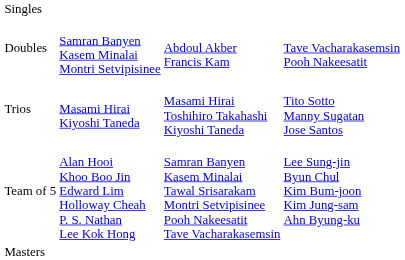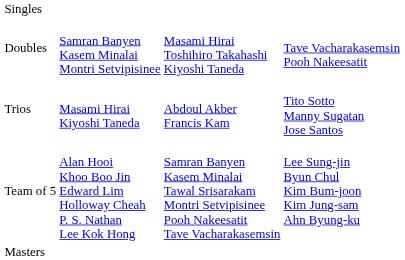(200, 55) Abdoul Akber Francis Kam -> (216, 55) Masami Hirai Toshihiro Takahashi Kiyoshi Taneda
(216, 115) Masami Hirai Toshihiro Takahashi Kiyoshi Taneda -> (200, 115) Abdoul Akber Francis Kam
